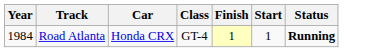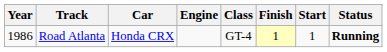+ column: (199, 15)
(20, 36) 1984 -> (20, 36) 1986
